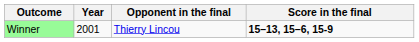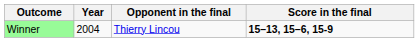(88, 29) 2001 -> (88, 29) 2004
